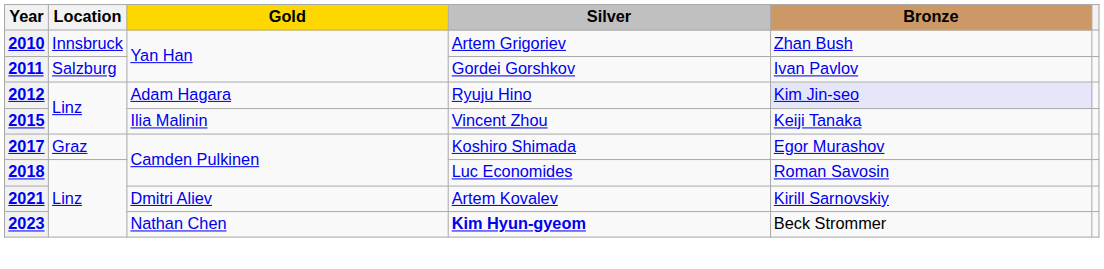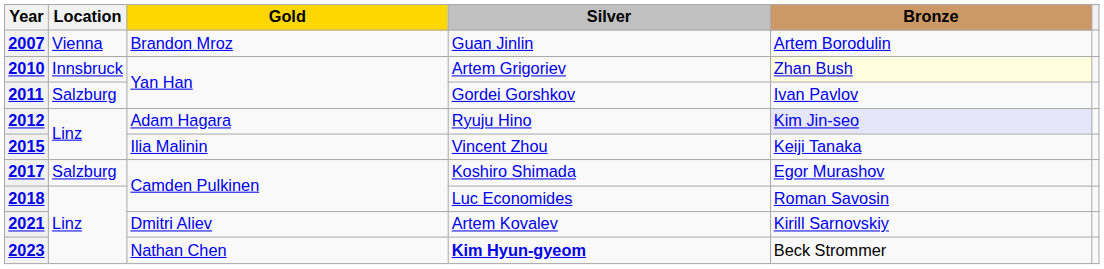+ row: (26, 43)
(813, 43) no background -> (813, 69) lightyellow background
(70, 146) Graz -> (84, 172) Salzburg
